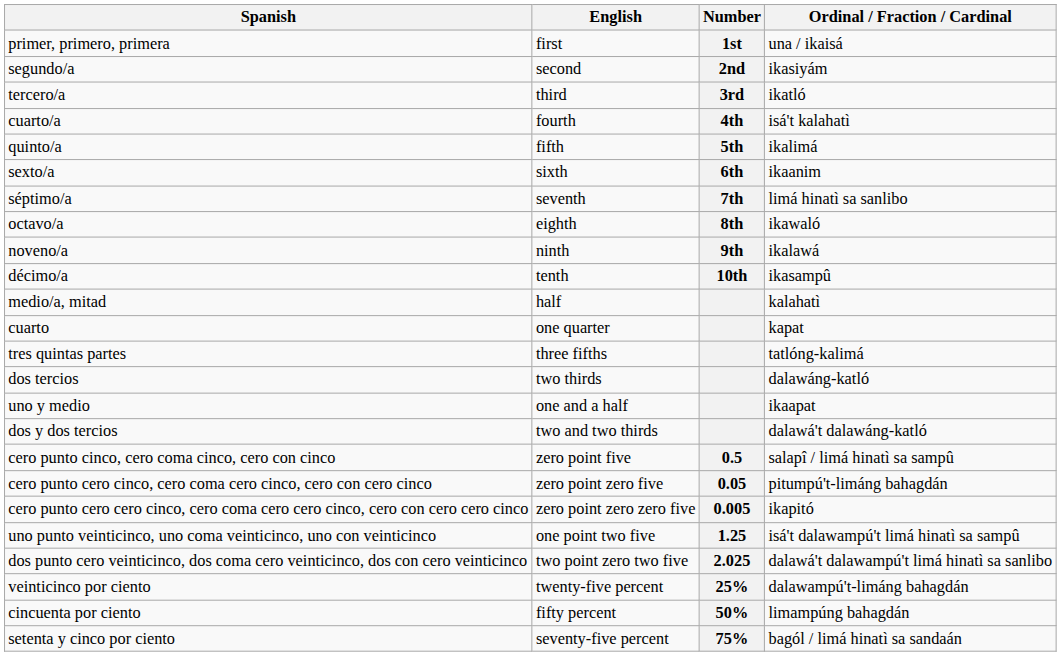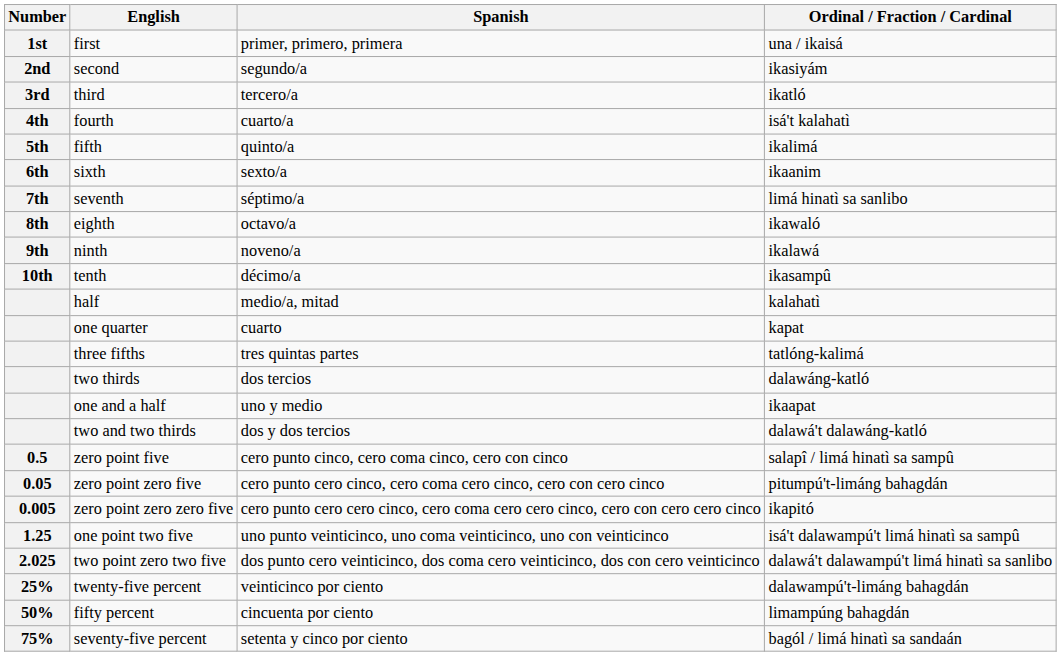columns swapped: (732, 17) <-> (268, 17)
